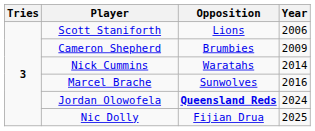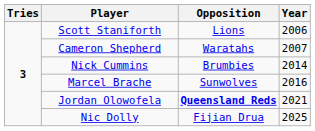(229, 48) Brumbies -> (229, 48) Waratahs
(295, 48) 2009 -> (295, 48) 2007
(229, 65) Waratahs -> (229, 65) Brumbies
(295, 100) 2024 -> (295, 100) 2021
